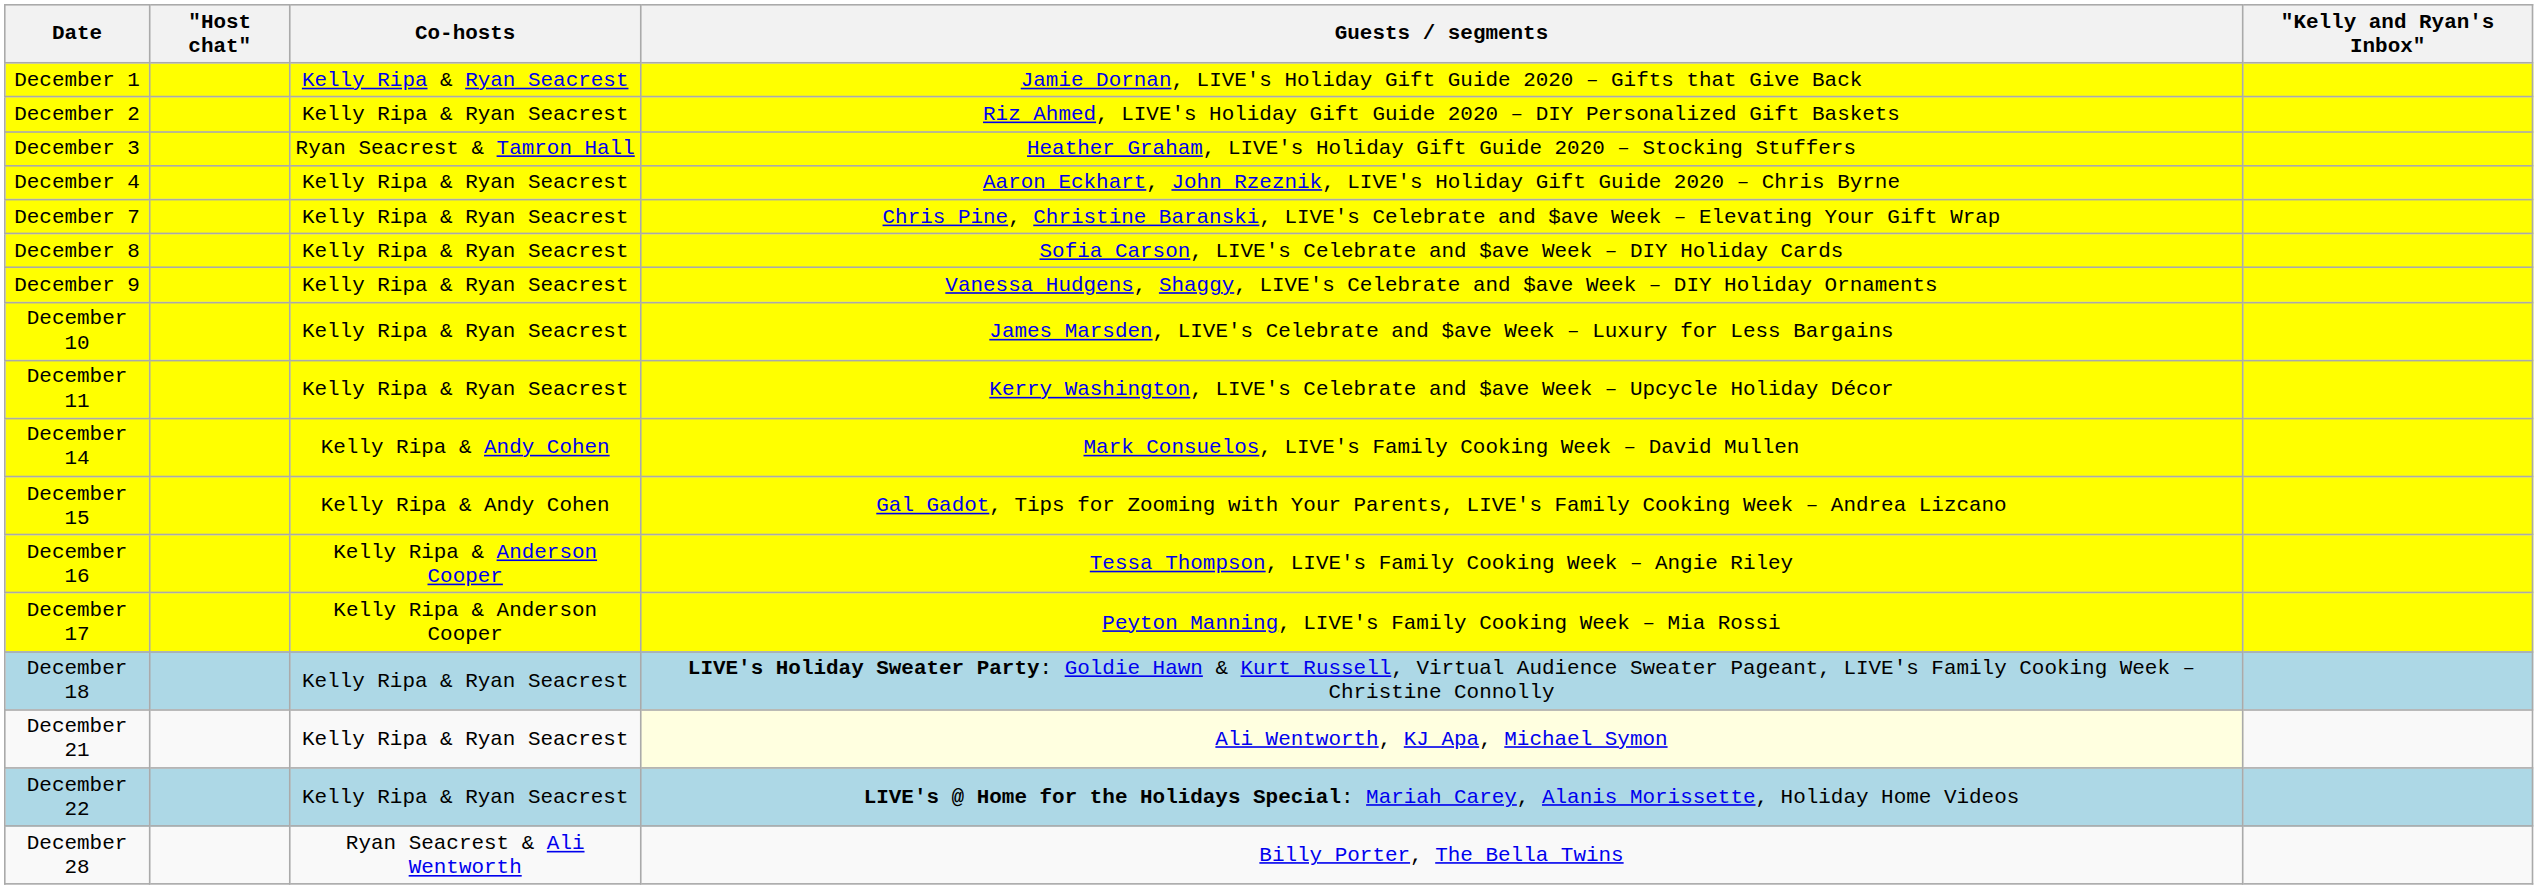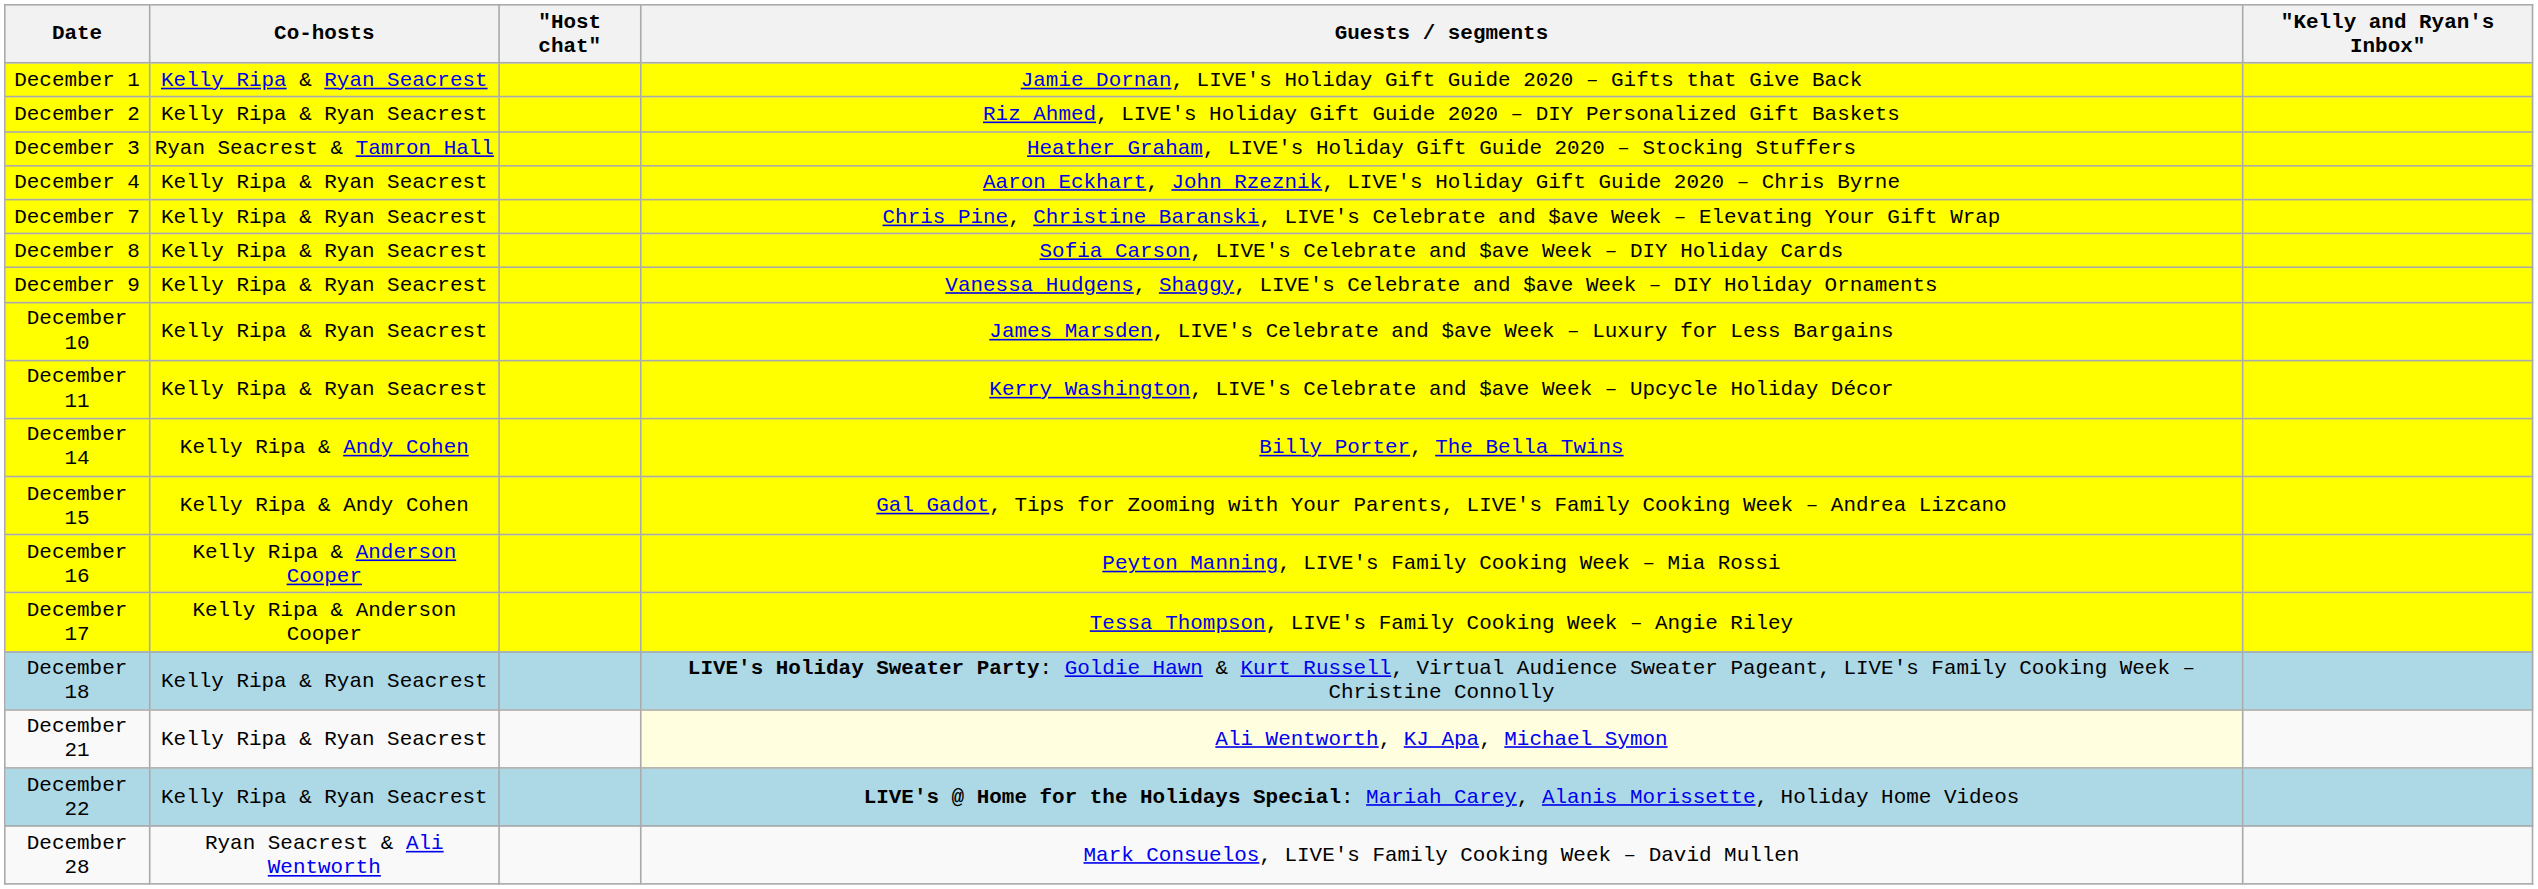columns swapped: (465, 34) <-> (220, 34)
(1441, 448) Mark Consuelos, LIVE's Family Cooking Week – David Mullen -> (1441, 448) Billy Porter, The Bella Twins
(1441, 564) Tessa Thompson, LIVE's Family Cooking Week – Angie Riley -> (1441, 564) Peyton Manning, LIVE's Family Cooking Week – Mia Rossi
(1441, 622) Peyton Manning, LIVE's Family Cooking Week – Mia Rossi -> (1441, 622) Tessa Thompson, LIVE's Family Cooking Week – Angie Riley
(1441, 855) Billy Porter, The Bella Twins -> (1441, 855) Mark Consuelos, LIVE's Family Cooking Week – David Mullen
